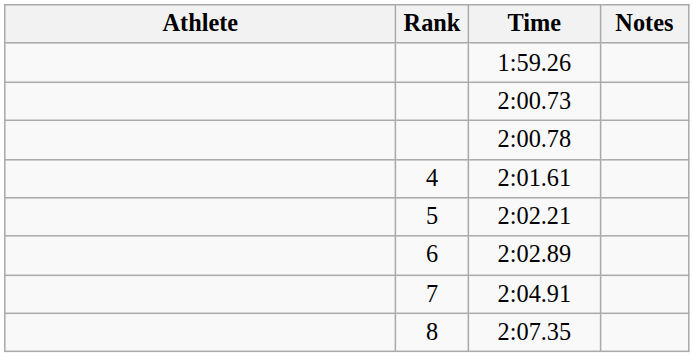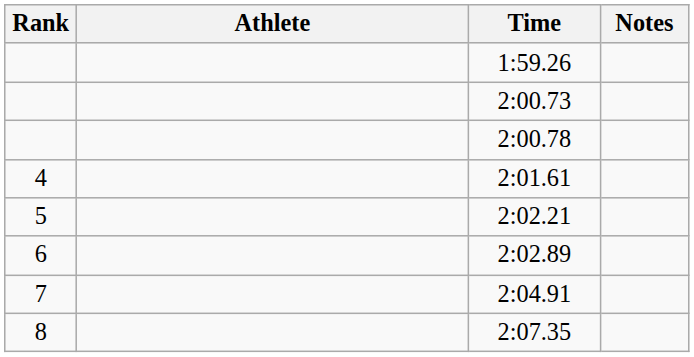columns swapped: (432, 23) <-> (200, 23)
